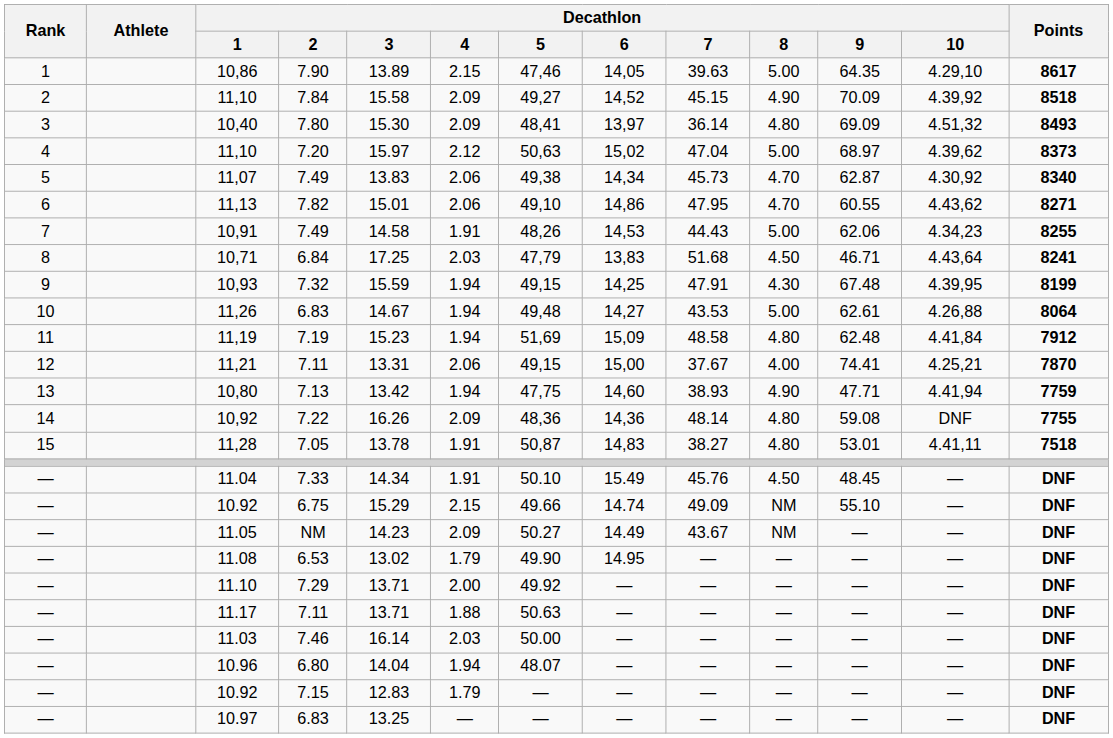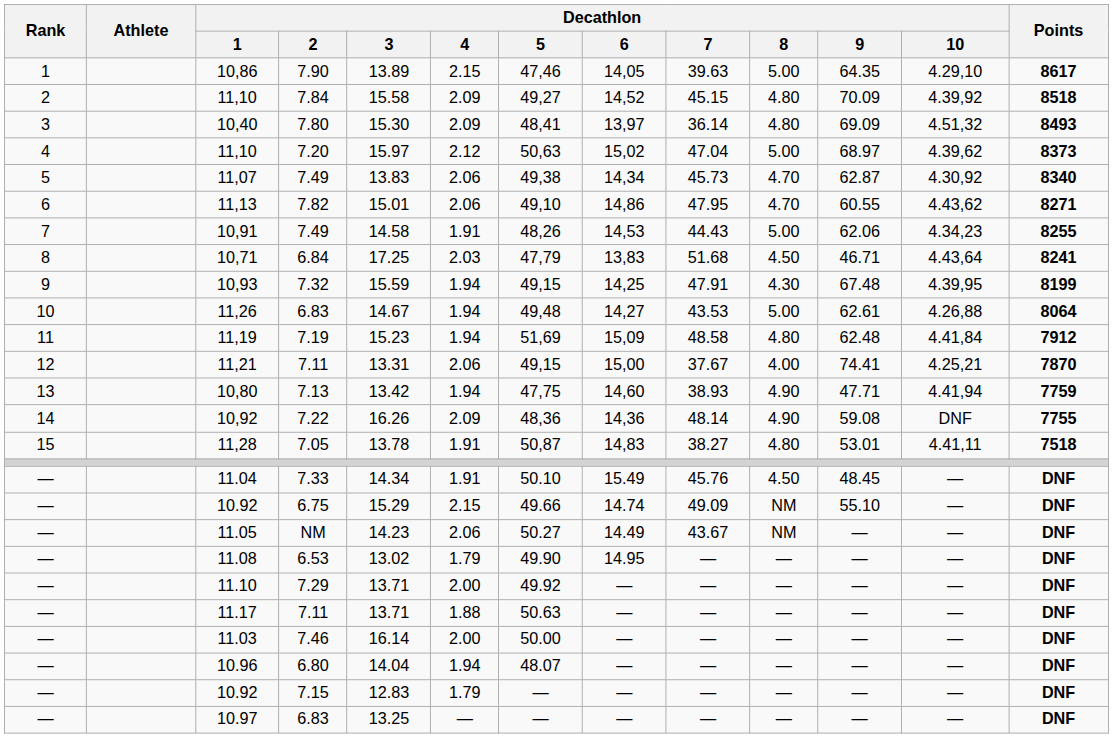(784, 97) 4.90 -> (784, 97) 4.80
(784, 418) 4.80 -> (784, 418) 4.90
(465, 532) 2.09 -> (465, 532) 2.06
(465, 639) 2.03 -> (465, 639) 2.00
